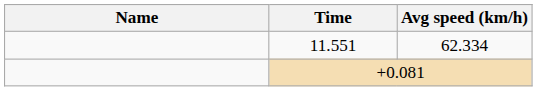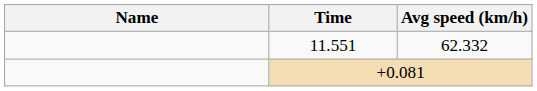(464, 45) 62.334 -> (464, 45) 62.332
